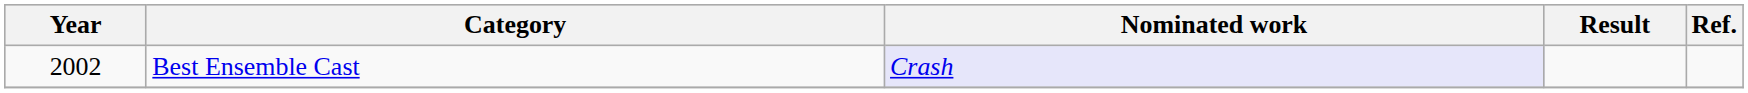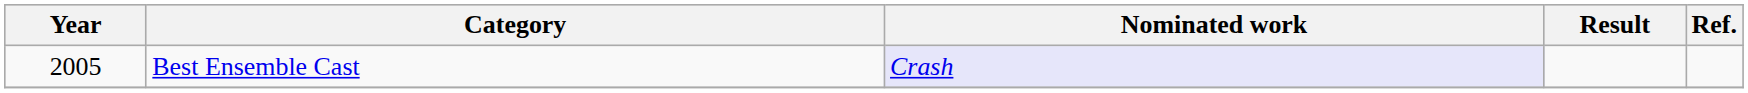(76, 66) 2002 -> (76, 66) 2005
